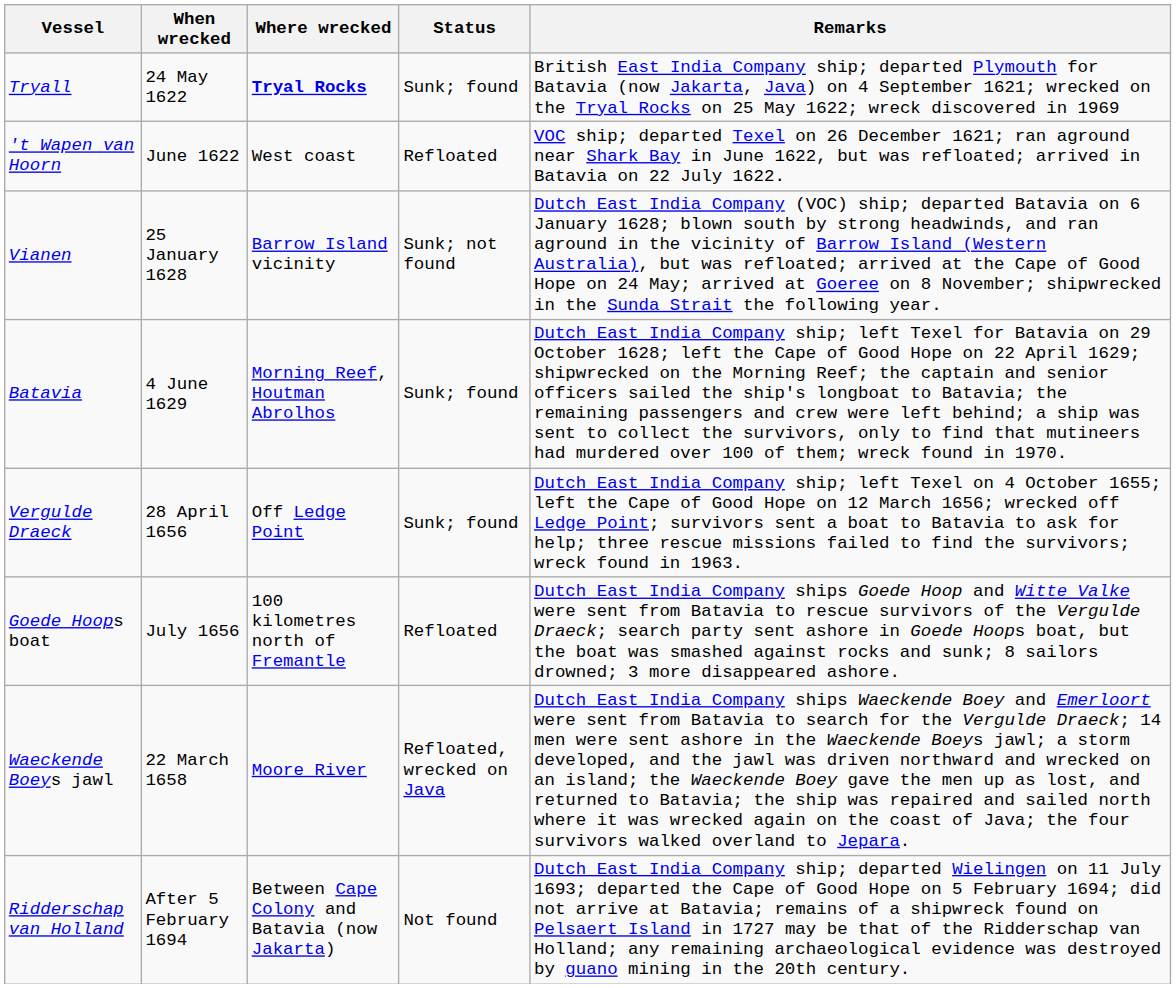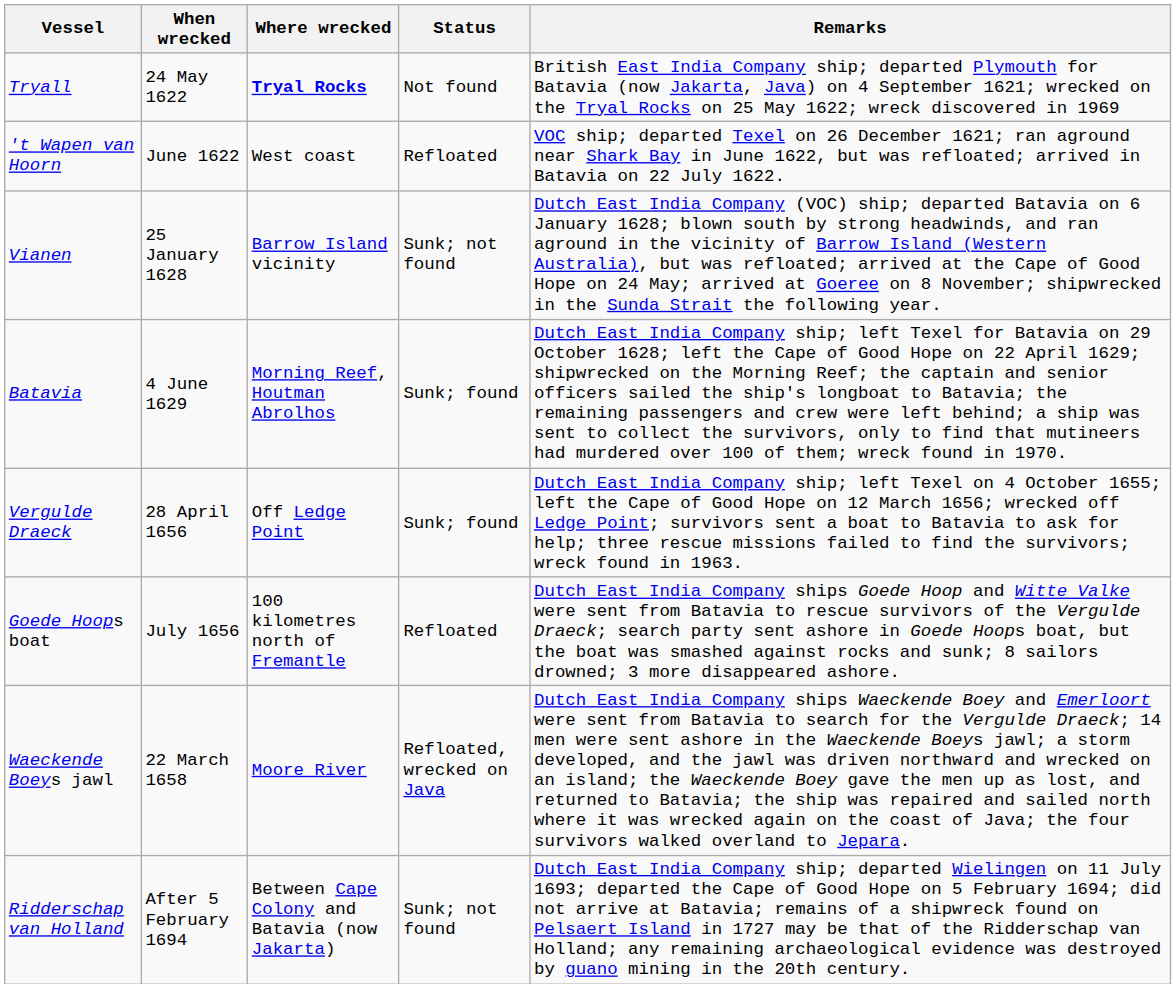(461, 87) Sunk; found -> (450, 87) Not found
(450, 919) Not found -> (450, 919) Sunk; not found
